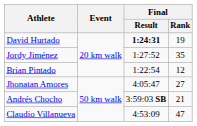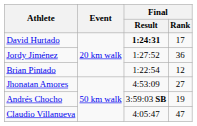(180, 40) 19 -> (180, 40) 17
(180, 55) 35 -> (180, 55) 36
(146, 85) 4:05:47 -> (146, 85) 4:53:09
(180, 99) 21 -> (180, 99) 19
(146, 114) 4:53:09 -> (146, 114) 4:05:47
